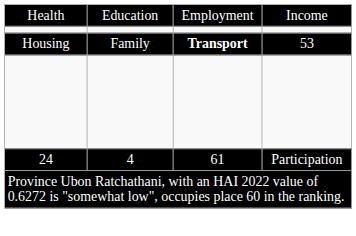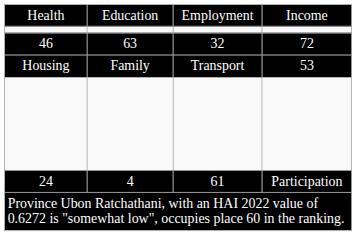+ row: (46, 44)
(218, 44) bold -> (218, 66) normal
